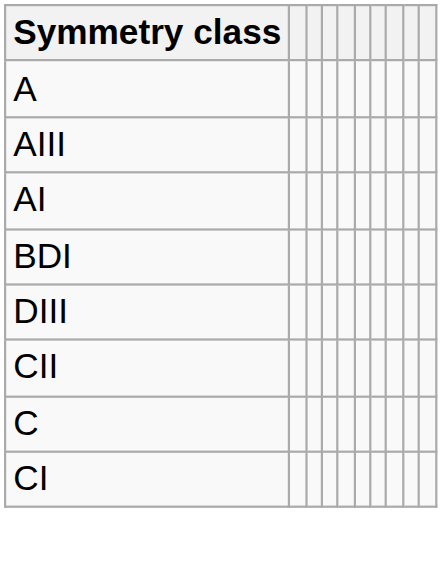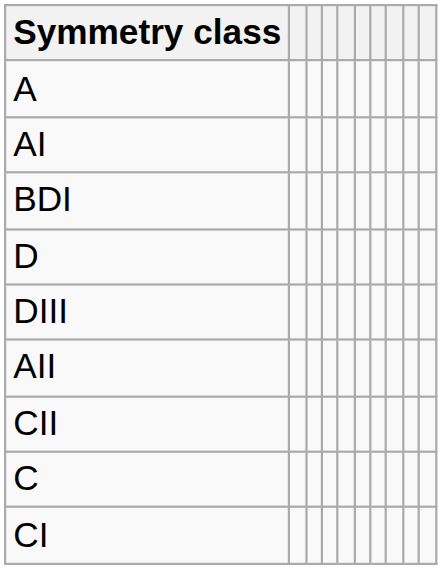- row: (40, 144)
+ row: (26, 255)
+ row: (35, 367)
